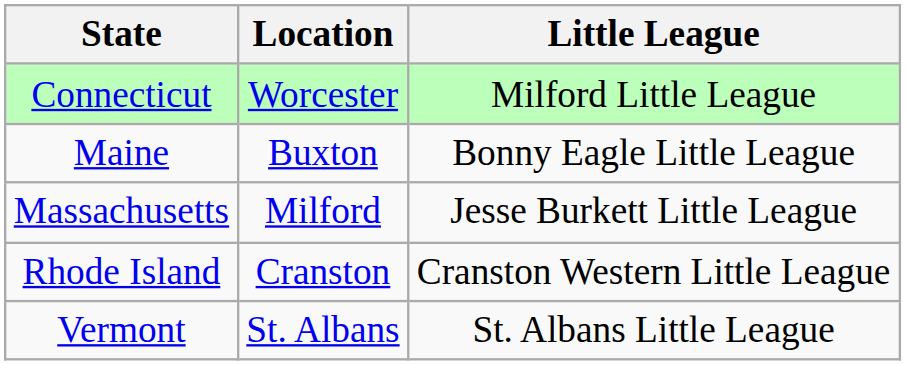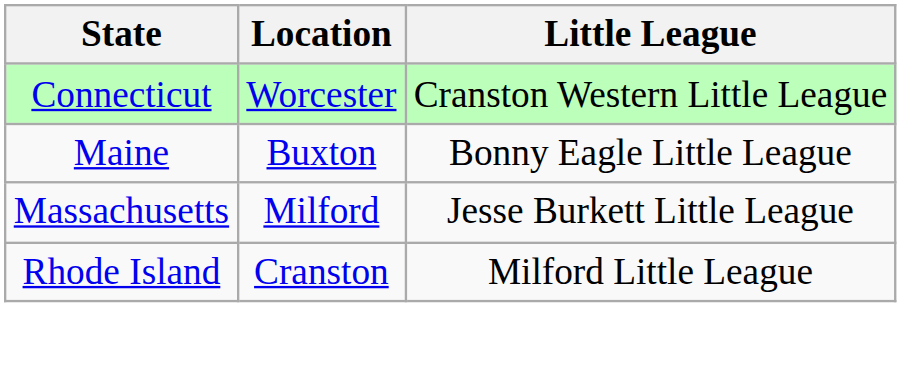(654, 93) Milford Little League -> (650, 93) Cranston Western Little League
(654, 270) Cranston Western Little League -> (650, 270) Milford Little League
- row: (121, 329)
